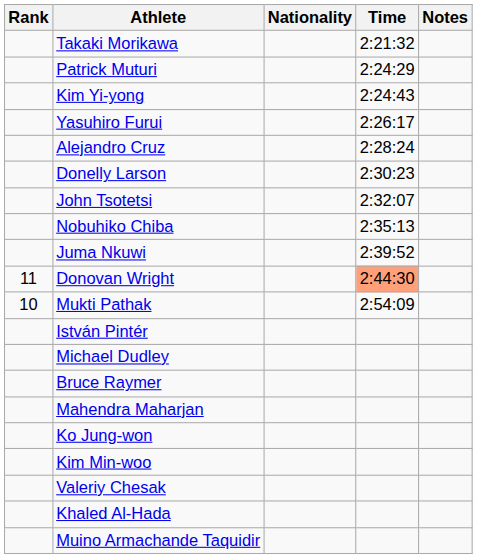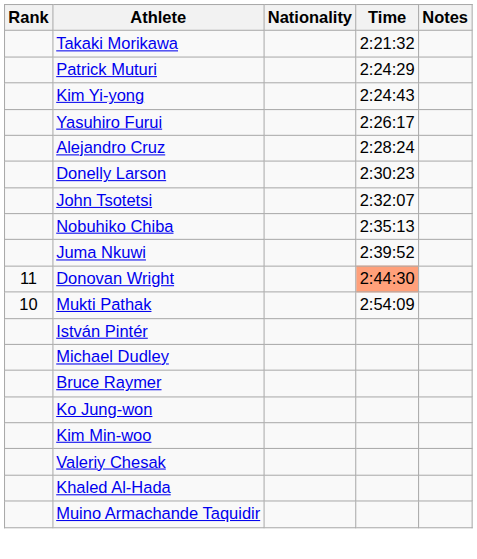- row: (130, 409)
